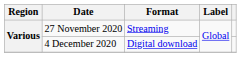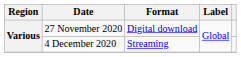(148, 28) Streaming -> (162, 28) Digital download
(162, 44) Digital download -> (148, 44) Streaming
